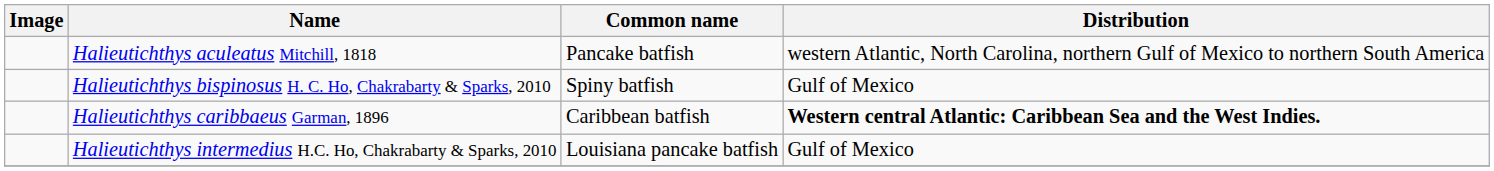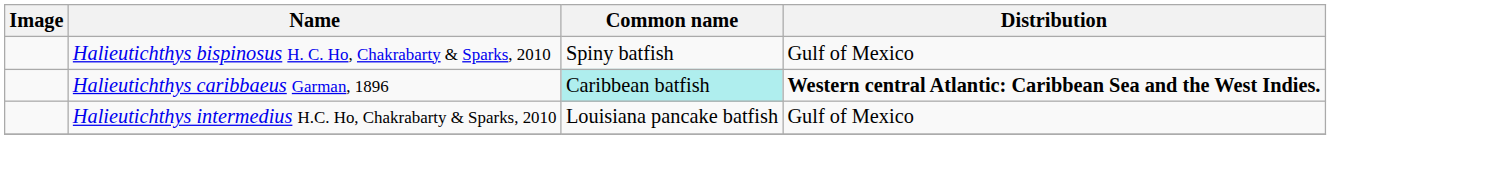- row: (225, 52)
(638, 117) no background -> (638, 85) paleturquoise background
